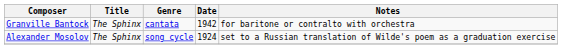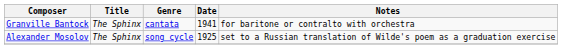(207, 24) 1942 -> (207, 24) 1941
(207, 37) 1924 -> (207, 37) 1925
